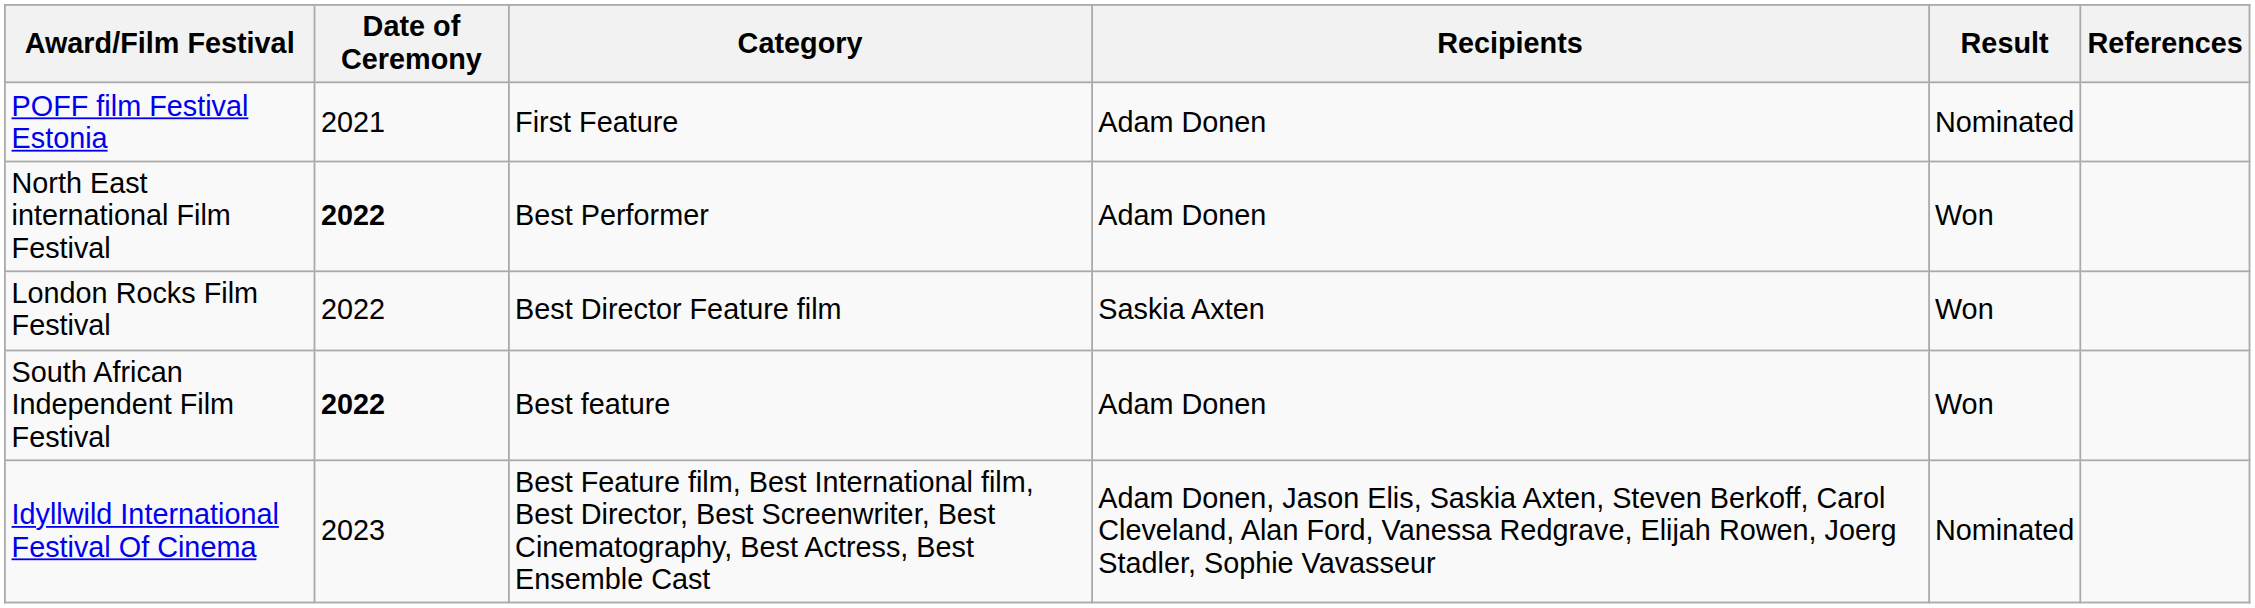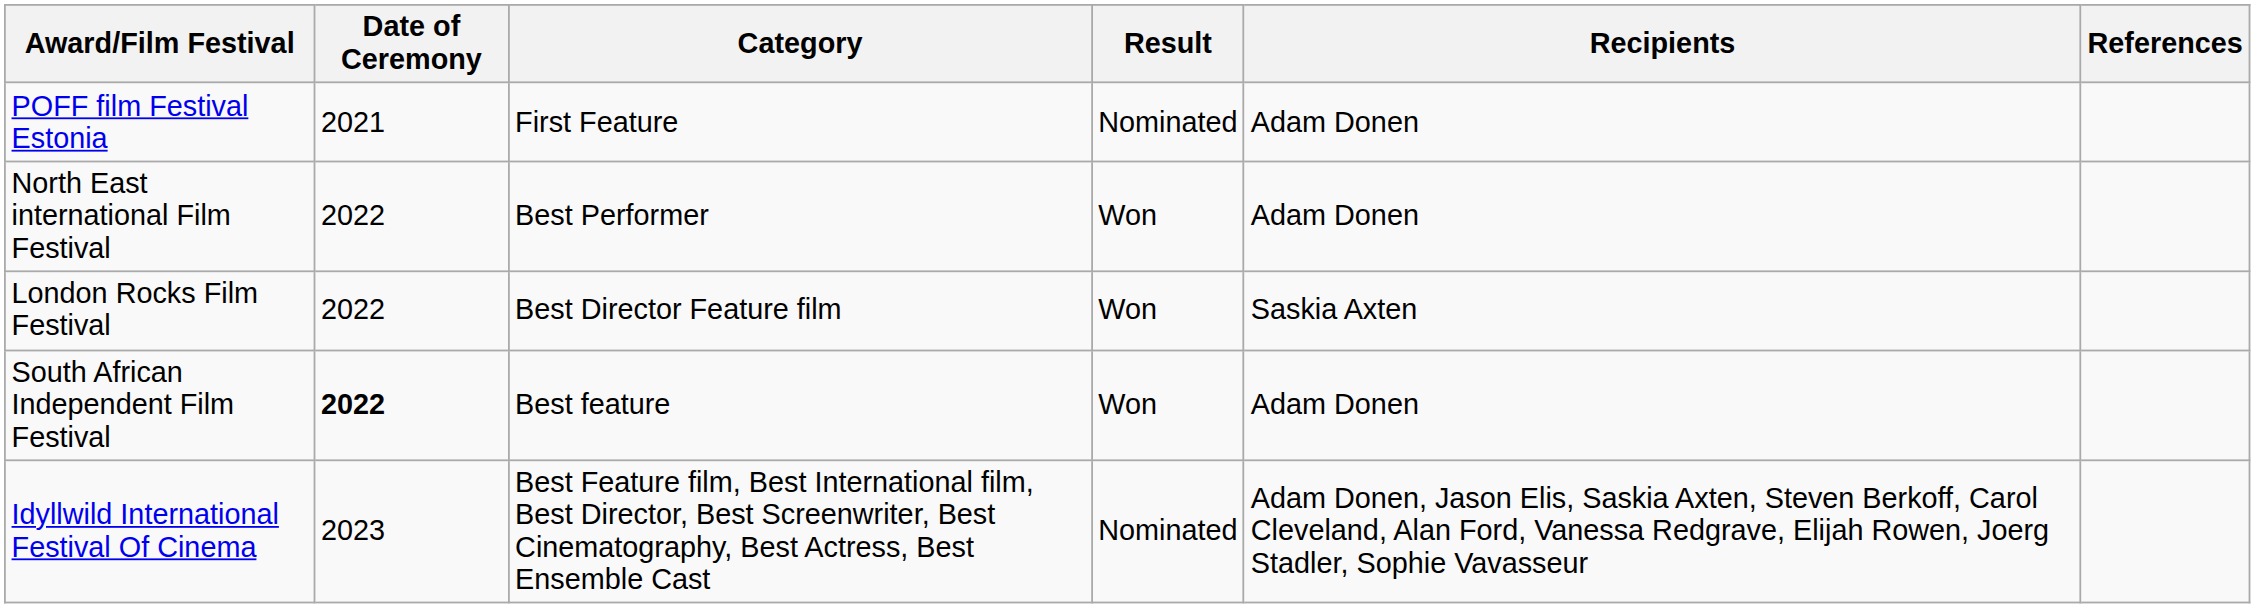columns swapped: (1510, 43) <-> (2005, 43)
(353, 215) bold -> (353, 215) normal
